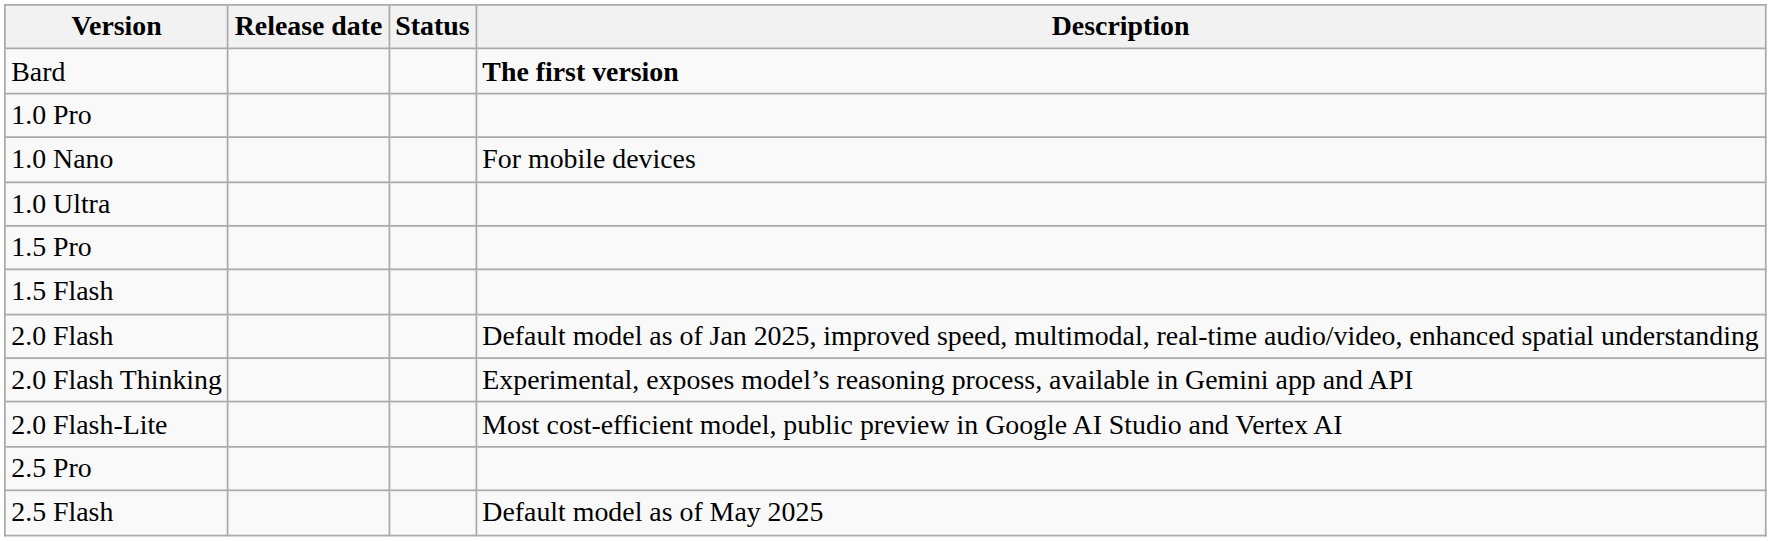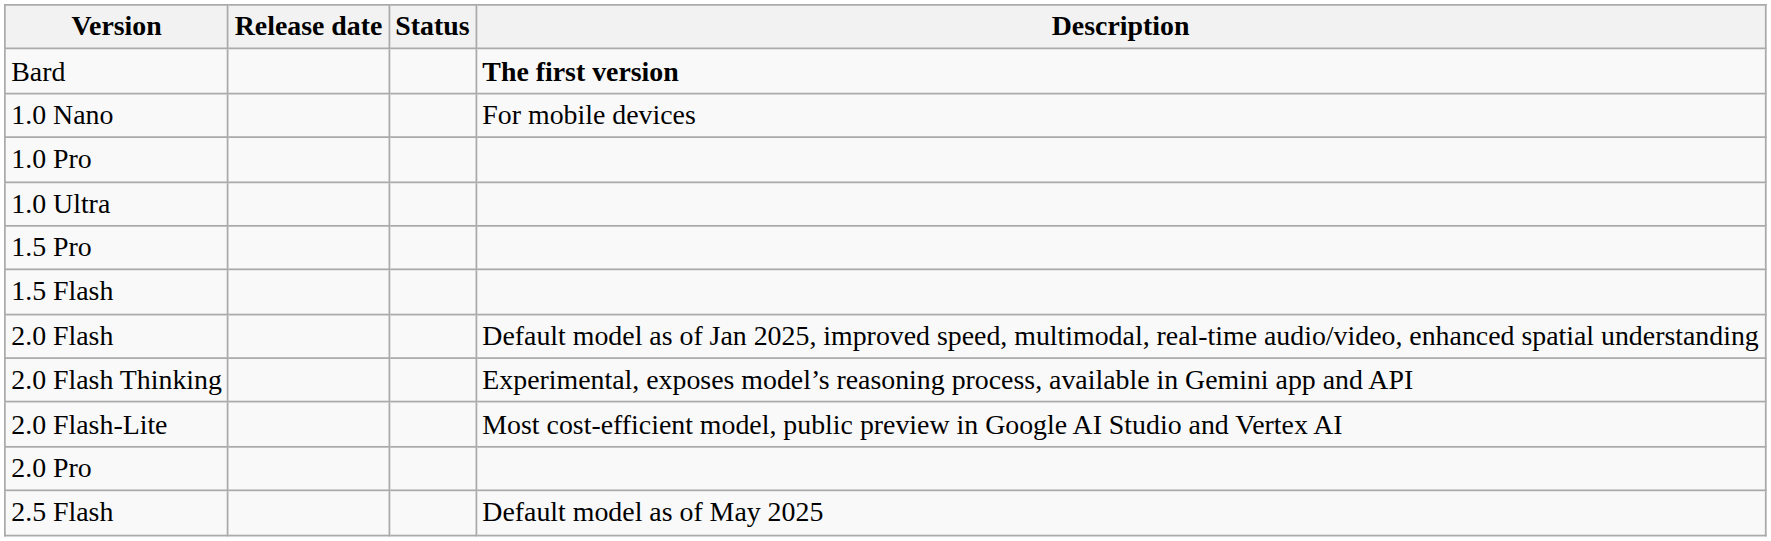rows swapped: (62, 159) <-> (52, 114)
+ row: (52, 468)
- row: (52, 468)
